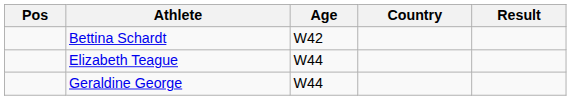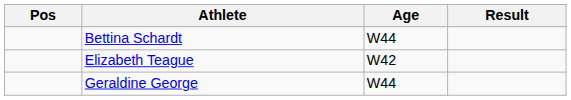- column: (415, 15)
(308, 38) W42 -> (381, 38) W44
(308, 60) W44 -> (381, 60) W42
